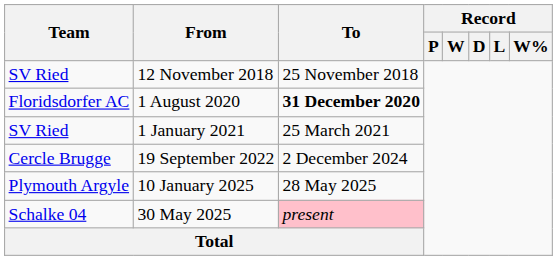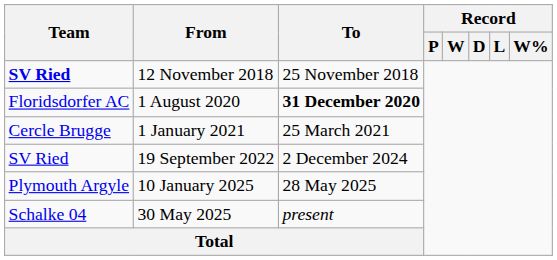(39, 74) normal -> (40, 74) bold
(39, 130) SV Ried -> (60, 130) Cercle Brugge
(60, 158) Cercle Brugge -> (39, 158) SV Ried
(308, 213) pink background -> (308, 213) no background
